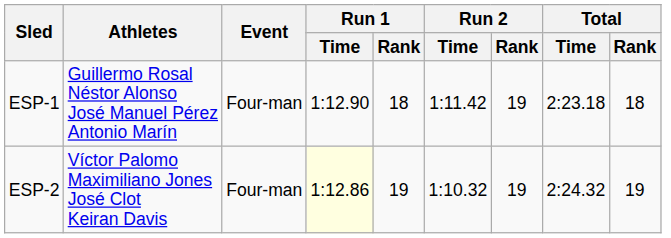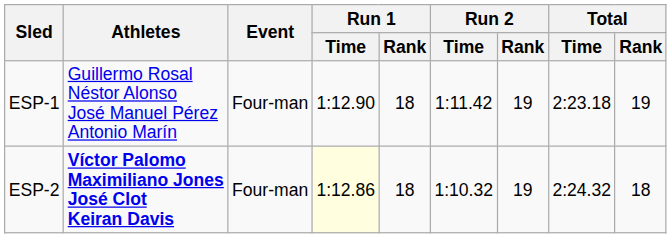(635, 104) 18 -> (641, 104) 19
(140, 190) normal -> (146, 190) bold
(399, 190) 19 -> (405, 190) 18
(635, 190) 19 -> (641, 190) 18
